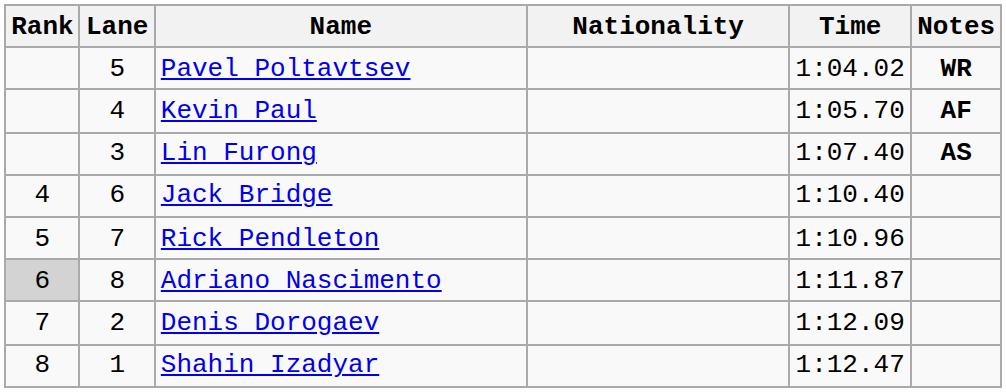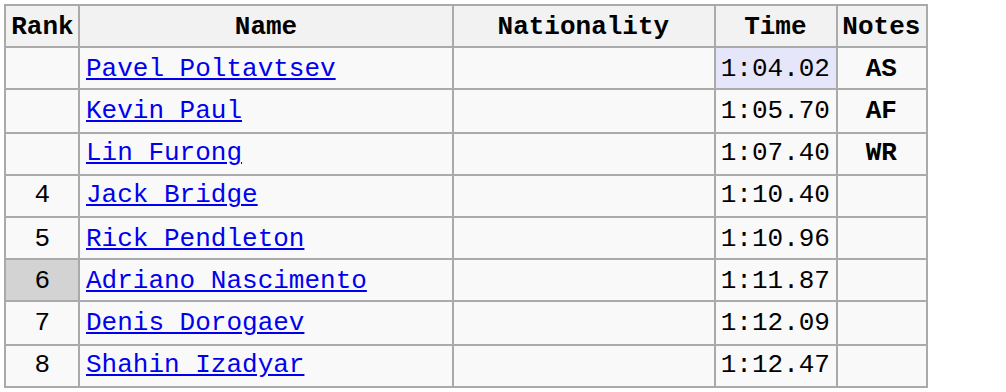- column: (117, 26)
(850, 69) no background -> (775, 69) lavender background
(956, 69) WR -> (881, 69) AS
(956, 153) AS -> (881, 153) WR
